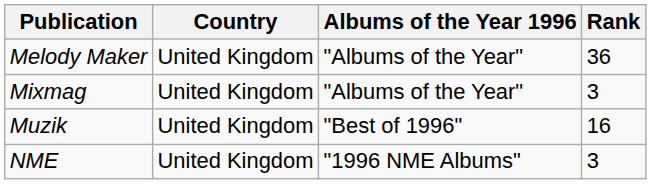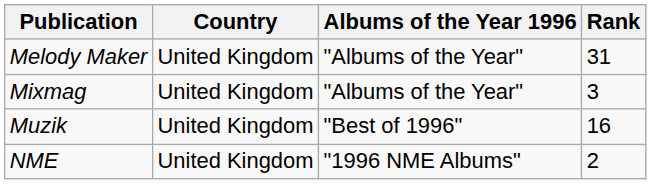(599, 56) 36 -> (599, 56) 31
(593, 160) 3 -> (593, 160) 2
